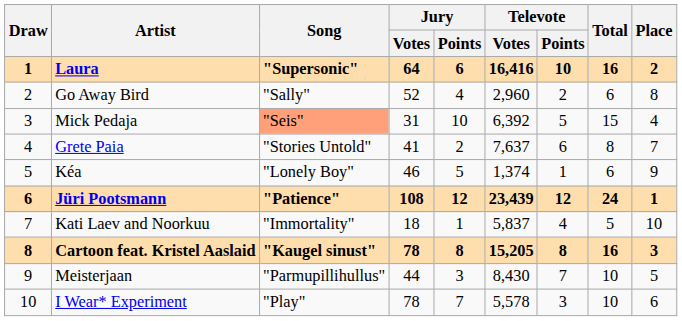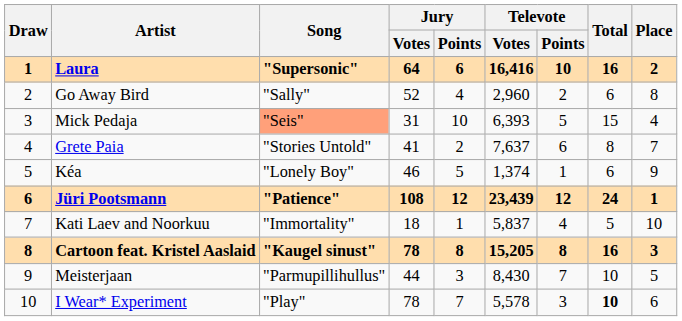(511, 120) 6,392 -> (511, 120) 6,393
(610, 302) normal -> (610, 302) bold
